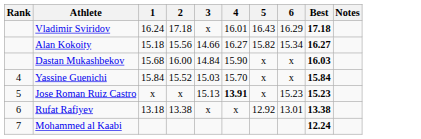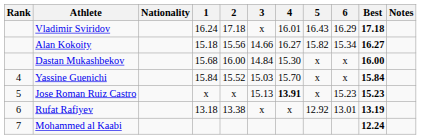+ column: (165, 12)
(236, 61) 15.90 -> (289, 61) 15.30
(319, 61) 16.03 -> (373, 61) 16.00
(319, 110) 13.38 -> (373, 110) 13.19
